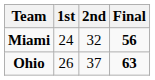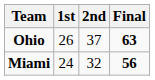rows swapped: (29, 63) <-> (29, 39)
